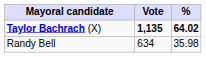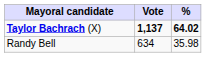(150, 28) 1,135 -> (150, 28) 1,137
